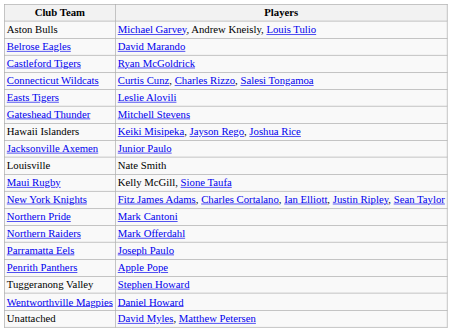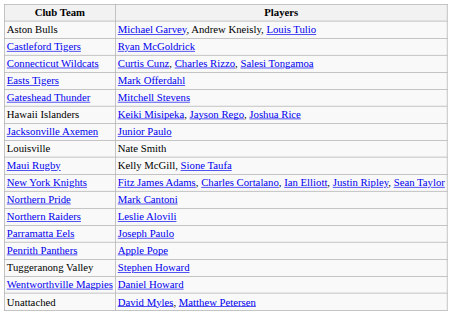- row: (39, 47)
(147, 98) Leslie Alovili -> (151, 81) Mark Offerdahl
(151, 234) Mark Offerdahl -> (147, 217) Leslie Alovili
